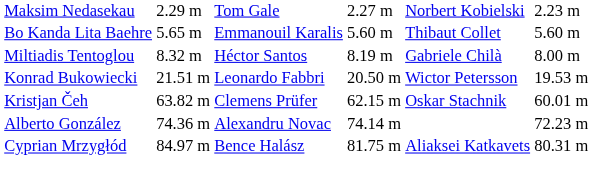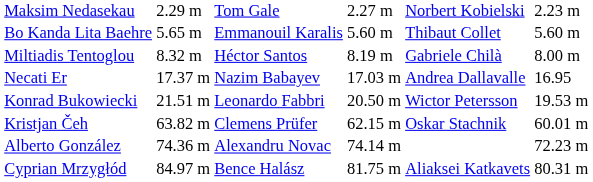+ row: (36, 78)
